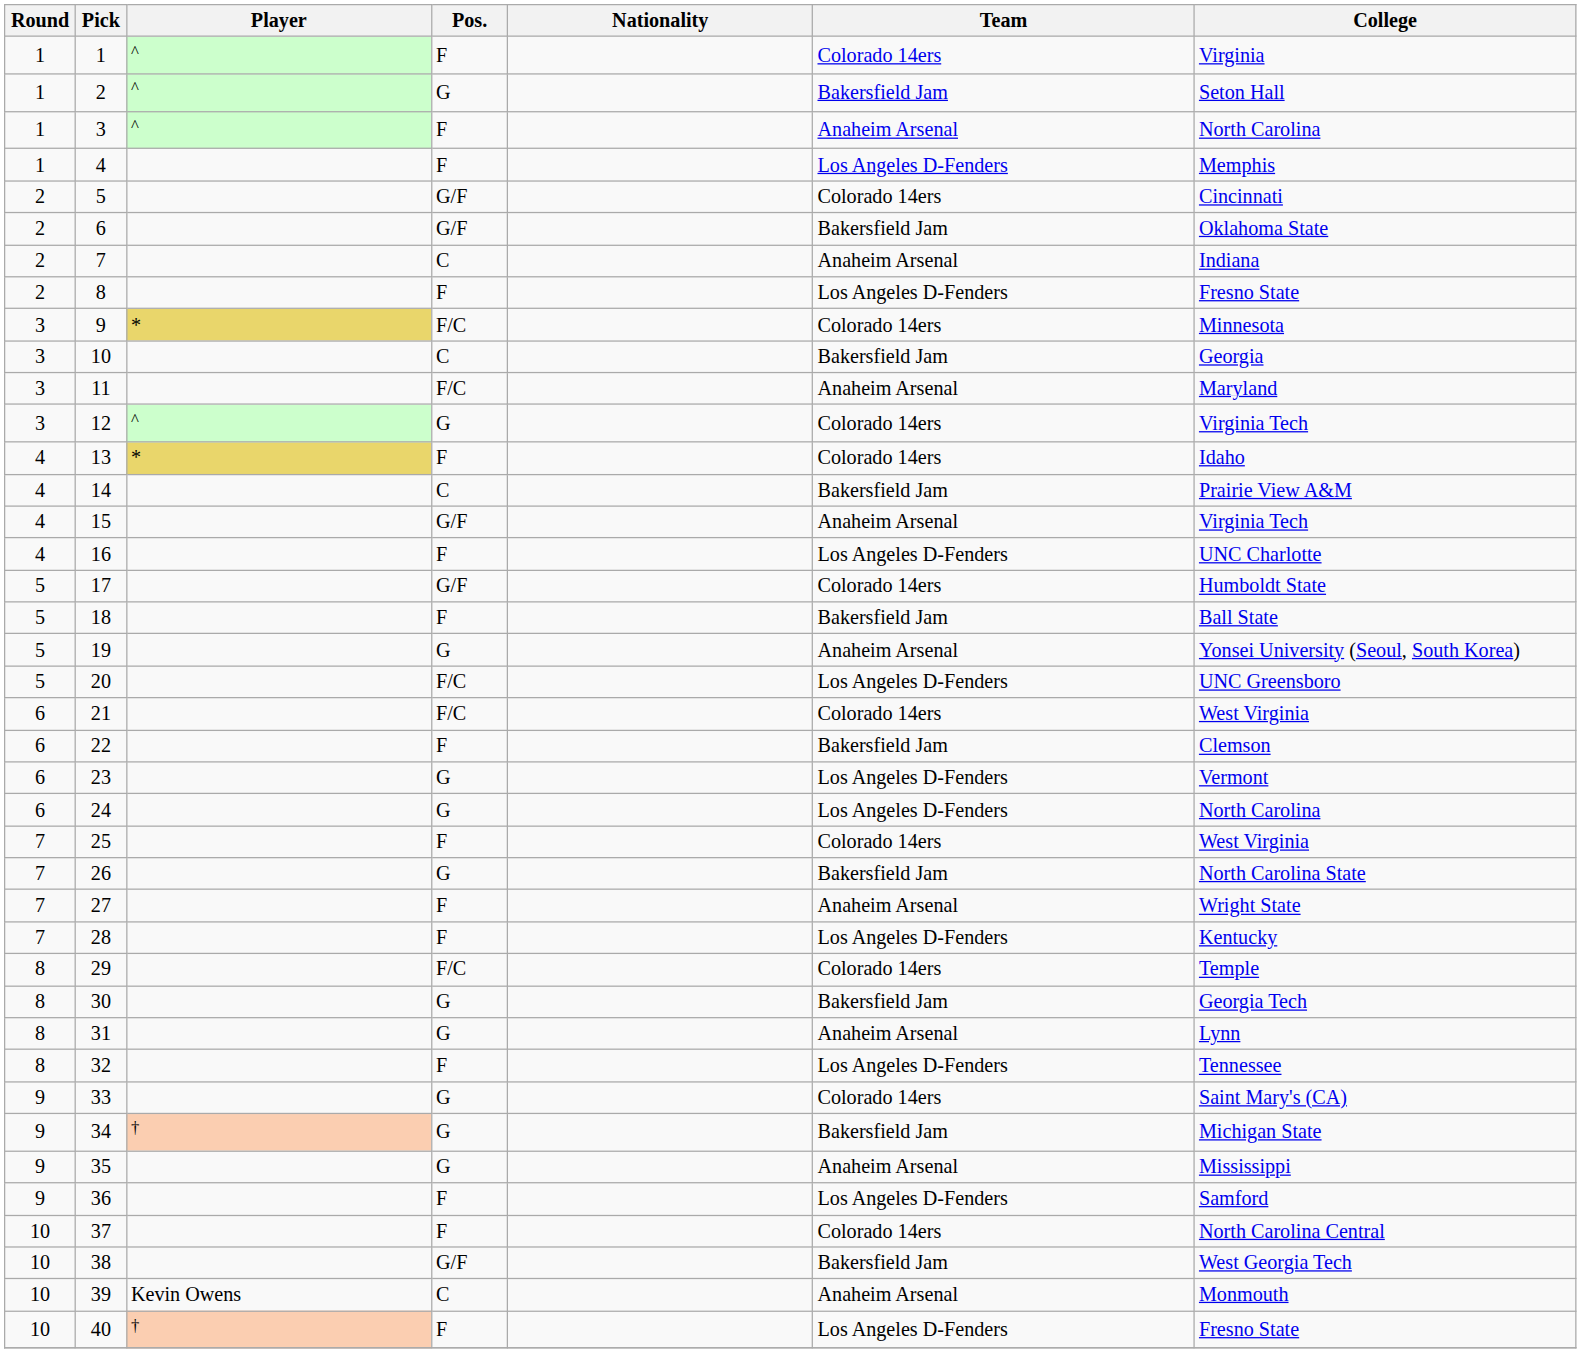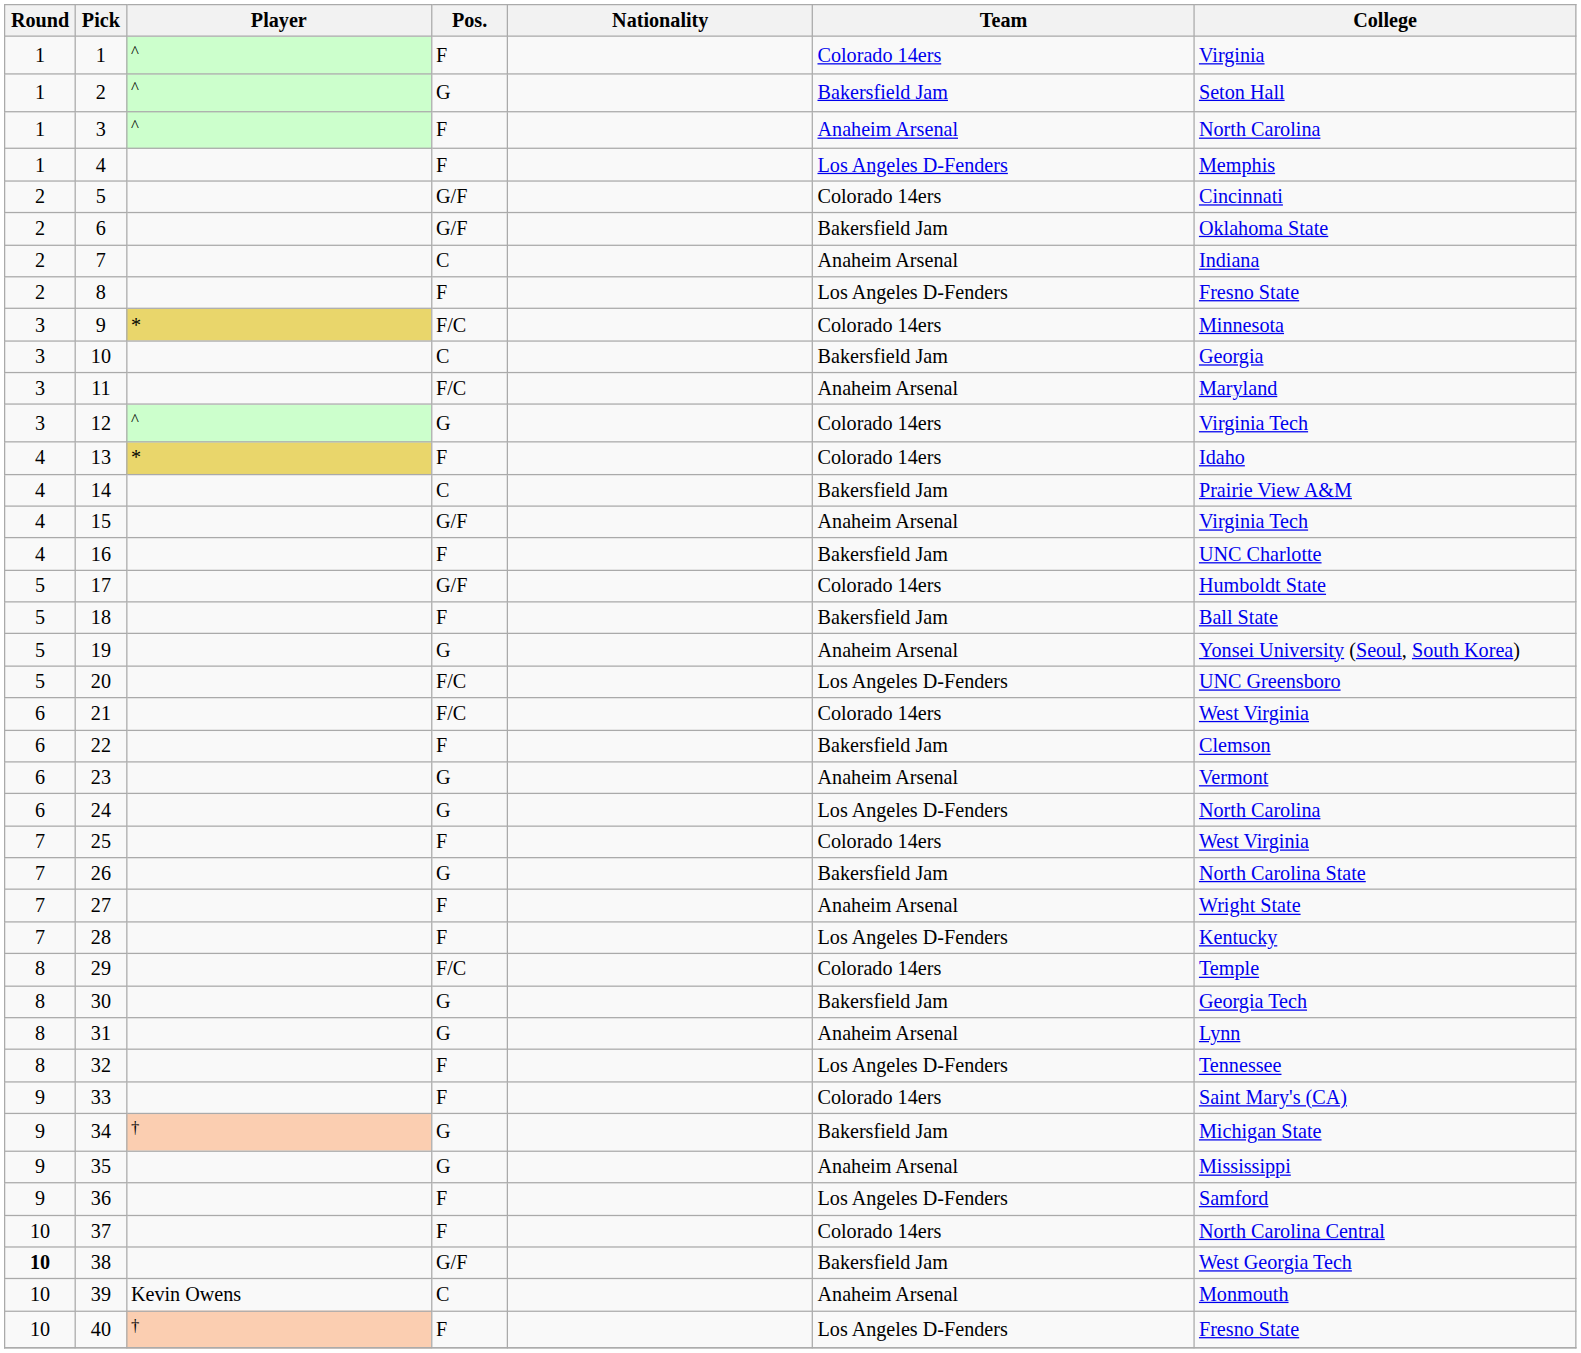(913, 553) Los Angeles D-Fenders -> (883, 553) Bakersfield Jam
(913, 777) Los Angeles D-Fenders -> (888, 777) Anaheim Arsenal
(443, 1097) G -> (442, 1097) F
(40, 1262) normal -> (40, 1262) bold
